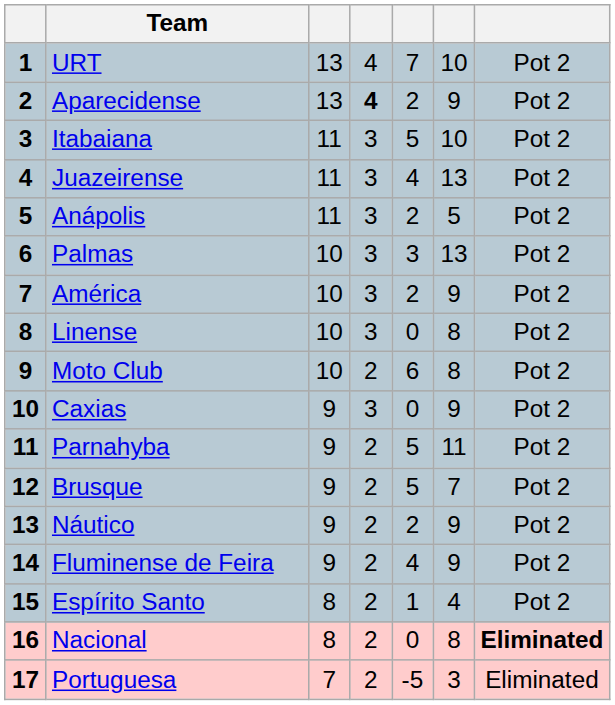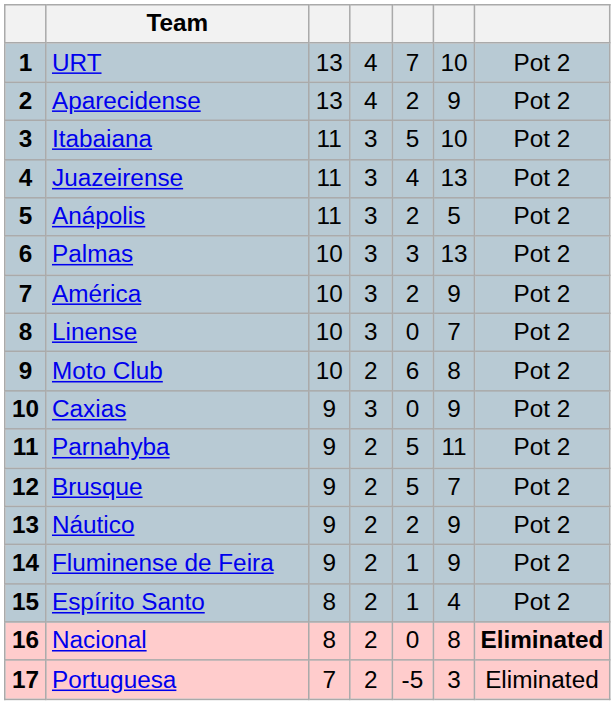(371, 100) bold -> (371, 100) normal
(454, 332) 8 -> (454, 332) 7
(412, 563) 4 -> (412, 563) 1
